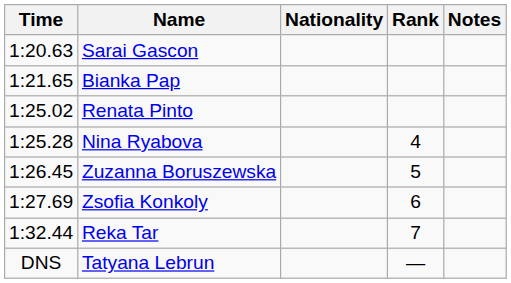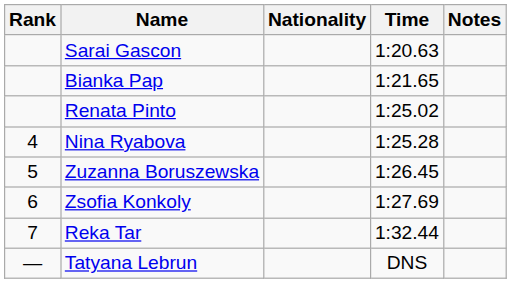columns swapped: (416, 19) <-> (41, 19)
